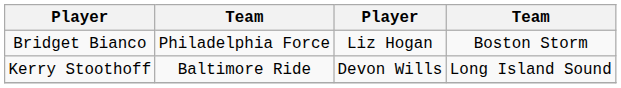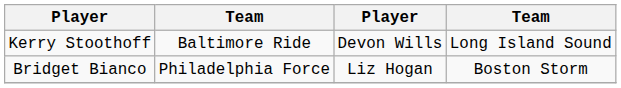rows swapped: (80, 43) <-> (80, 69)
